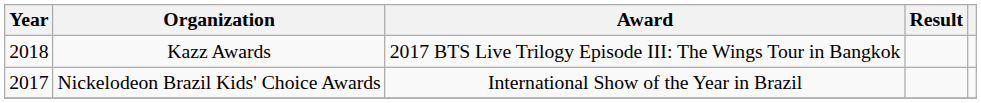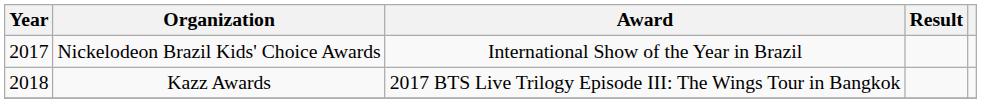rows swapped: (219, 82) <-> (219, 51)
